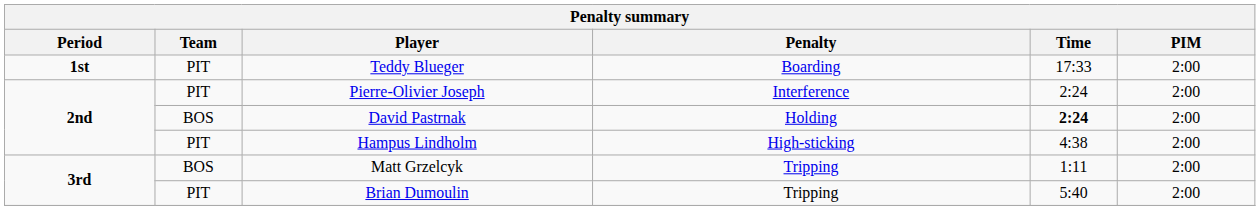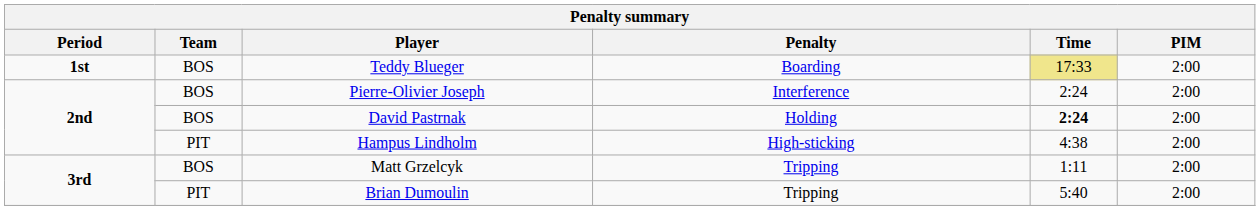(198, 67) PIT -> (198, 67) BOS
(1074, 67) no background -> (1074, 67) khaki background
(198, 92) PIT -> (198, 92) BOS
